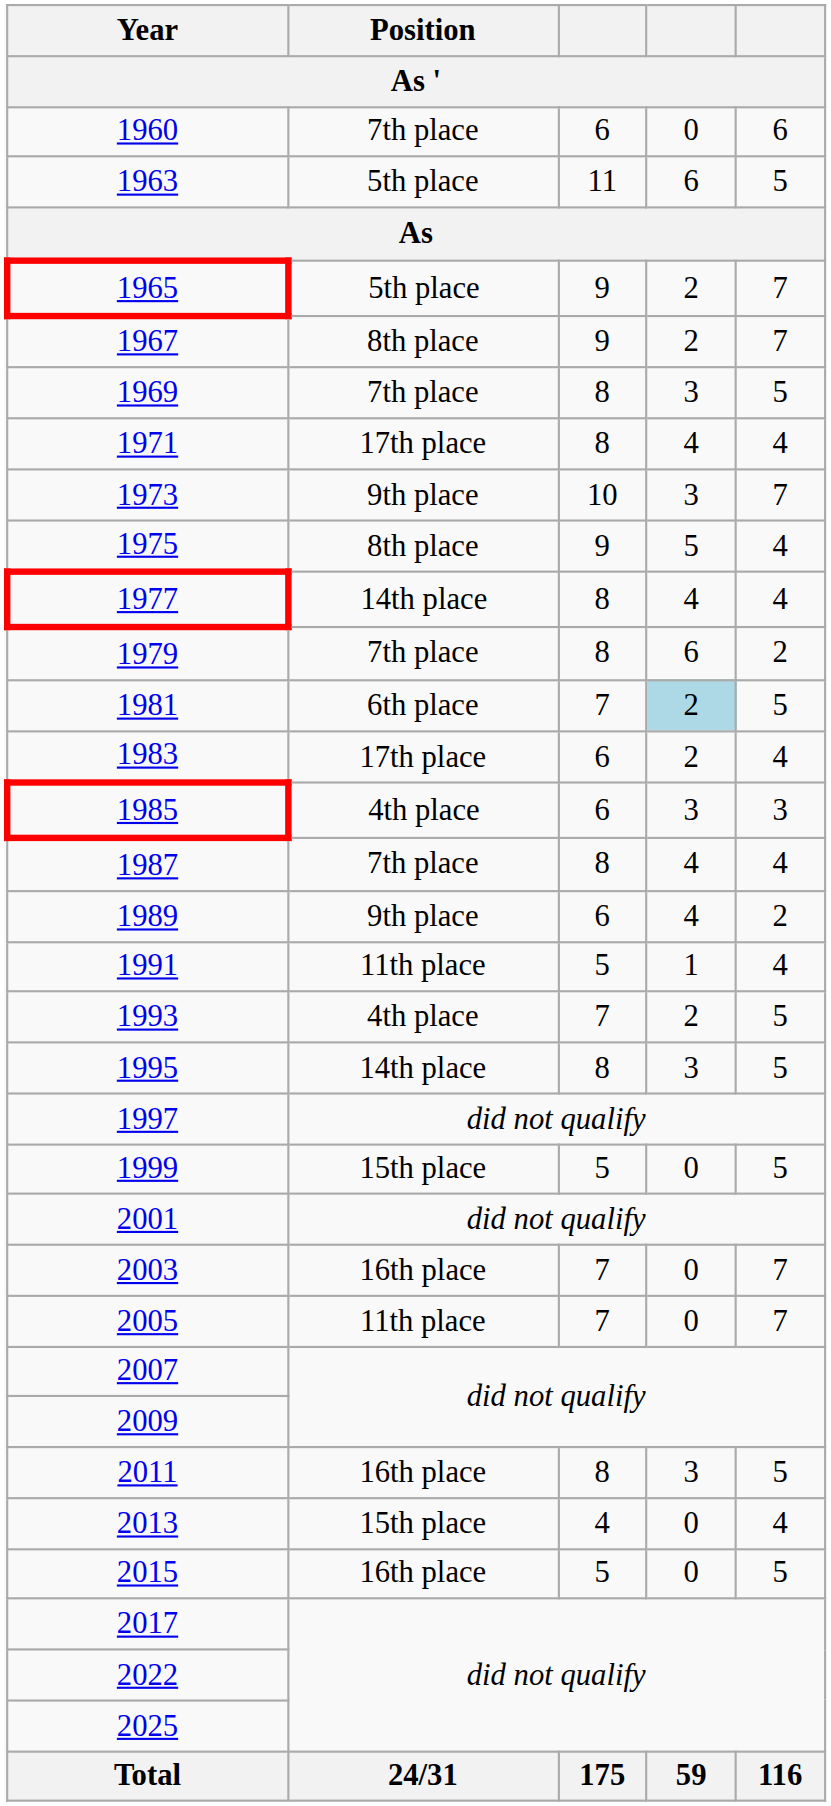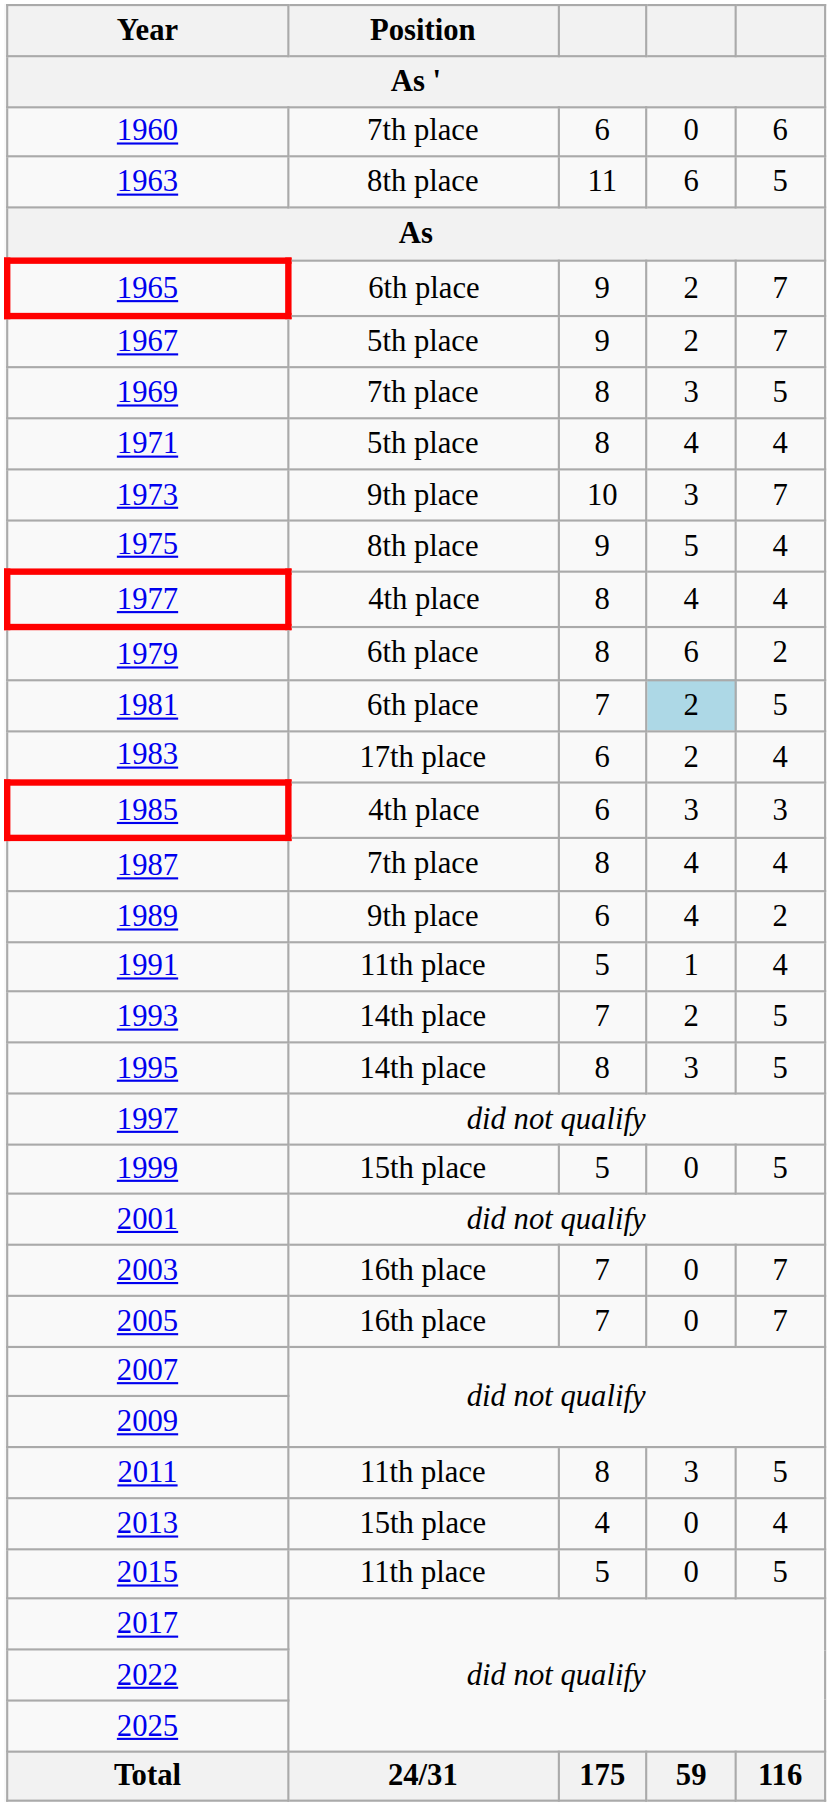(423, 181) 5th place -> (423, 181) 8th place
(424, 287) 5th place -> (424, 287) 6th place
(423, 341) 8th place -> (423, 341) 5th place
(423, 443) 17th place -> (423, 443) 5th place
(424, 599) 14th place -> (424, 599) 4th place
(423, 653) 7th place -> (423, 653) 6th place
(423, 1016) 4th place -> (423, 1016) 14th place
(423, 1320) 11th place -> (423, 1320) 16th place
(423, 1472) 16th place -> (423, 1472) 11th place
(423, 1573) 16th place -> (423, 1573) 11th place
